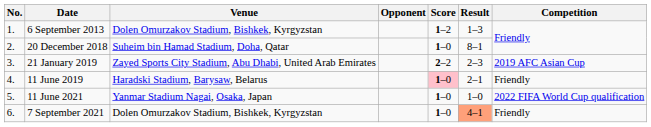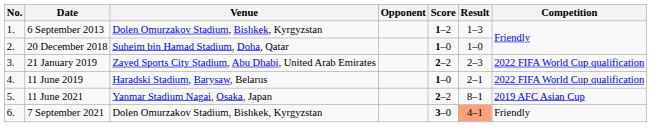(475, 46) 8–1 -> (475, 46) 1–0
(540, 63) 2019 AFC Asian Cup -> (569, 63) 2022 FIFA World Cup qualification
(443, 79) pink background -> (443, 79) no background
(512, 79) Friendly -> (569, 79) 2022 FIFA World Cup qualification
(443, 96) 1–0 -> (443, 96) 2–2
(475, 96) 1–0 -> (475, 96) 8–1
(569, 96) 2022 FIFA World Cup qualification -> (540, 96) 2019 AFC Asian Cup
(443, 113) 1–0 -> (443, 113) 3–0
